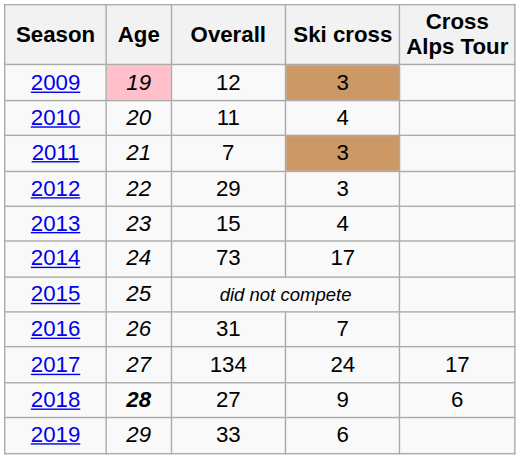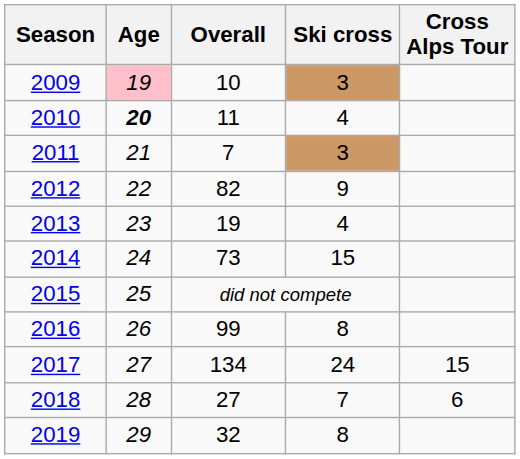(228, 82) 12 -> (228, 82) 10
(139, 117) normal -> (139, 117) bold
(228, 188) 29 -> (228, 188) 82
(343, 188) 3 -> (343, 188) 9
(228, 223) 15 -> (228, 223) 19
(343, 258) 17 -> (343, 258) 15
(228, 329) 31 -> (228, 329) 99
(343, 329) 7 -> (343, 329) 8
(457, 364) 17 -> (457, 364) 15
(139, 399) bold -> (139, 399) normal
(343, 399) 9 -> (343, 399) 7
(228, 435) 33 -> (228, 435) 32
(343, 435) 6 -> (343, 435) 8
